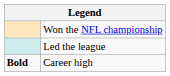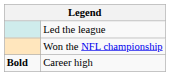rows swapped: (74, 46) <-> (103, 29)
